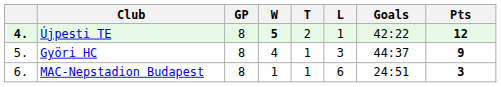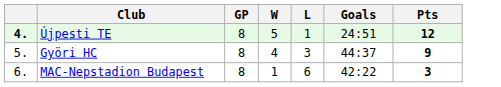- column: (307, 14)
(274, 33) bold -> (274, 33) normal
(391, 33) 42:22 -> (358, 33) 24:51
(391, 72) 24:51 -> (358, 72) 42:22
